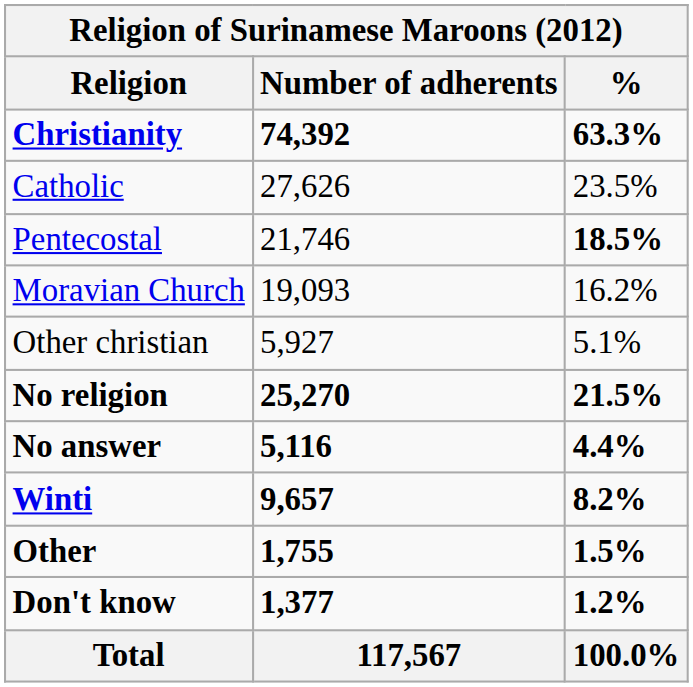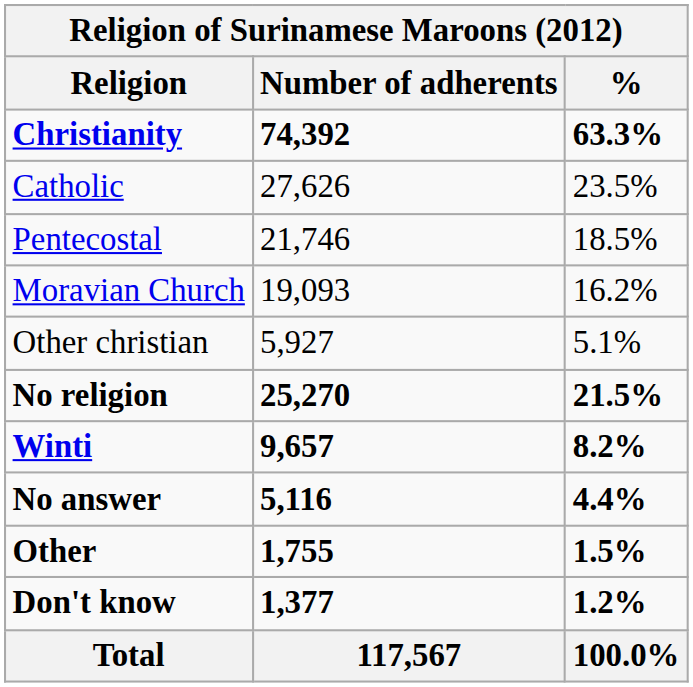(618, 238) bold -> (615, 238) normal
rows swapped: (52, 498) <-> (87, 446)
